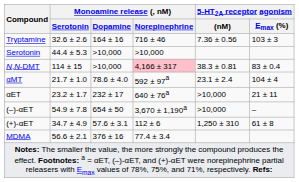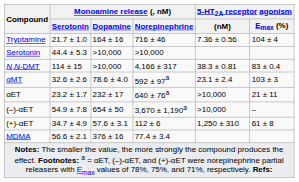(69, 40) 32.6 ± 2.6 -> (69, 40) 21.7 ± 1.0
(265, 40) 103 ± 3 -> (265, 40) 104 ± 4
(156, 66) pink background -> (156, 66) no background
(69, 80) 21.7 ± 1.0 -> (69, 80) 32.6 ± 2.6
(265, 80) 104 ± 4 -> (265, 80) 103 ± 3
